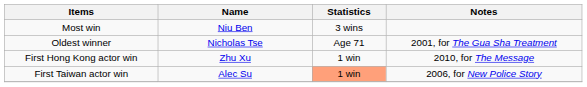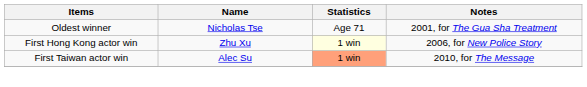- row: (81, 27)
(349, 58) no background -> (349, 43) lightyellow background
(484, 58) 2010, for The Message -> (484, 43) 2006, for New Police Story
(484, 74) 2006, for New Police Story -> (484, 58) 2010, for The Message
